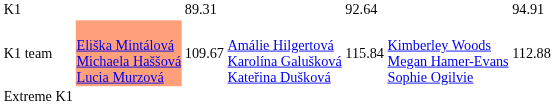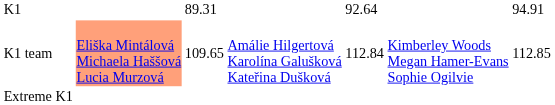(204, 53) 109.67 -> (204, 53) 109.65
(365, 53) 115.84 -> (365, 53) 112.84
(532, 53) 112.88 -> (532, 53) 112.85
